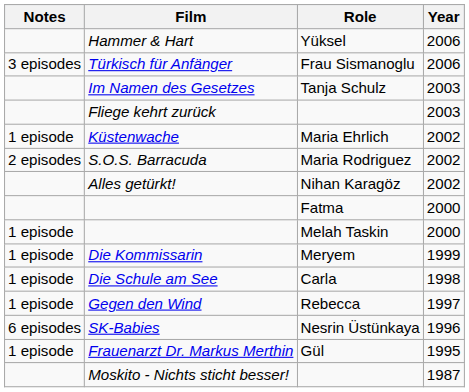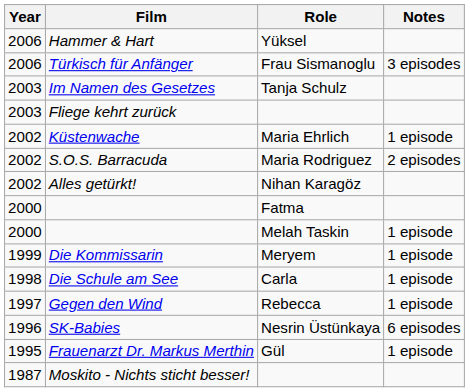columns swapped: (444, 17) <-> (45, 17)
